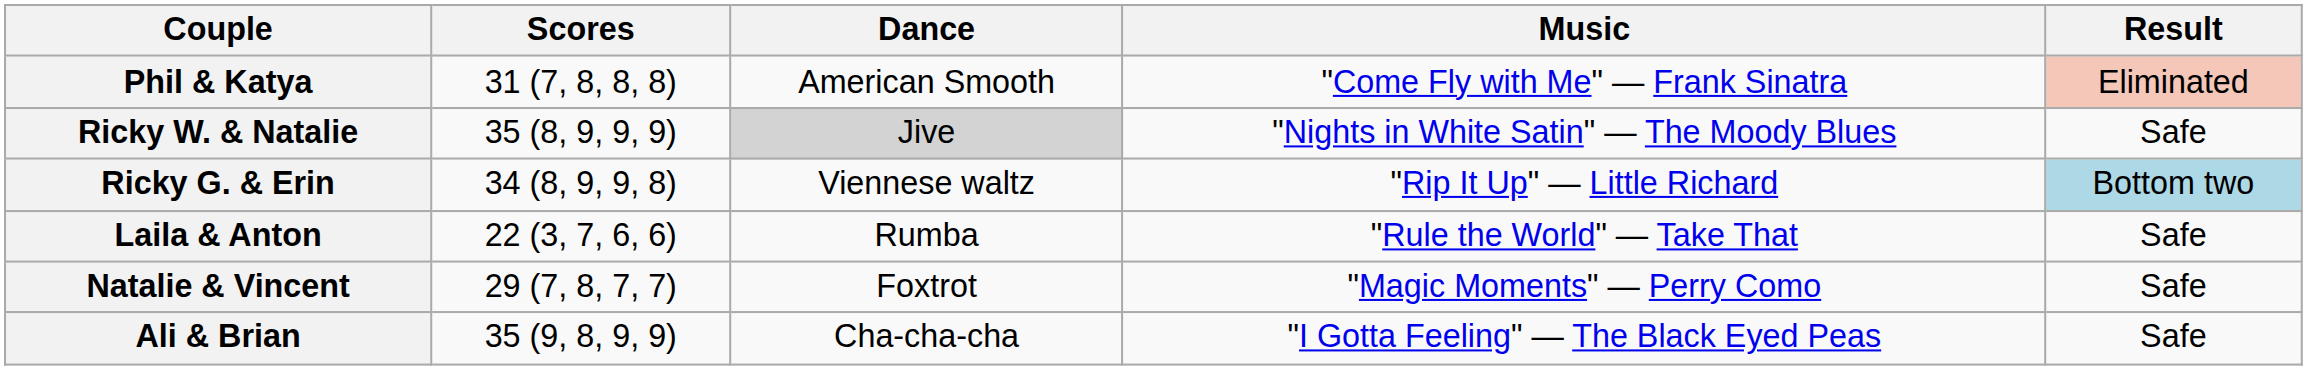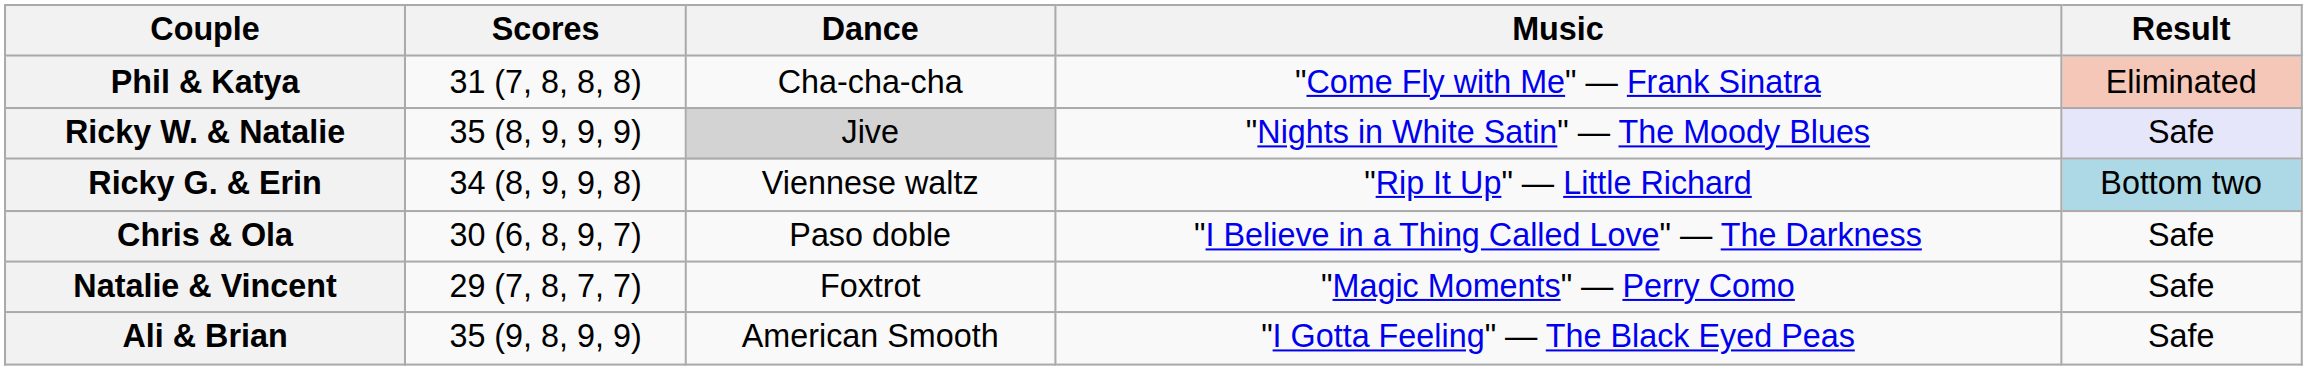(927, 81) American Smooth -> (870, 81) Cha-cha-cha
(2173, 132) no background -> (2181, 132) lavender background
+ row: (205, 235)
- row: (218, 235)
(927, 337) Cha-cha-cha -> (870, 337) American Smooth
